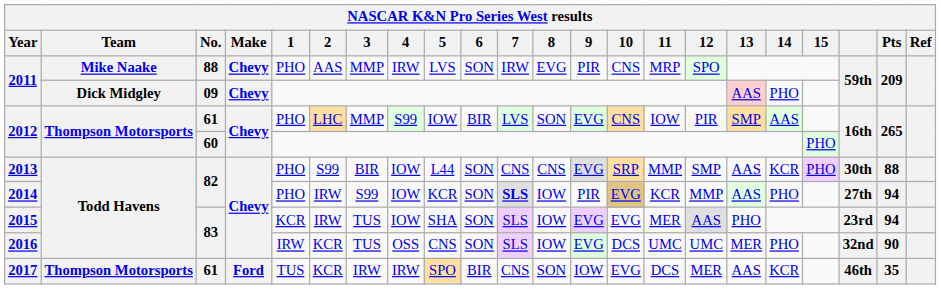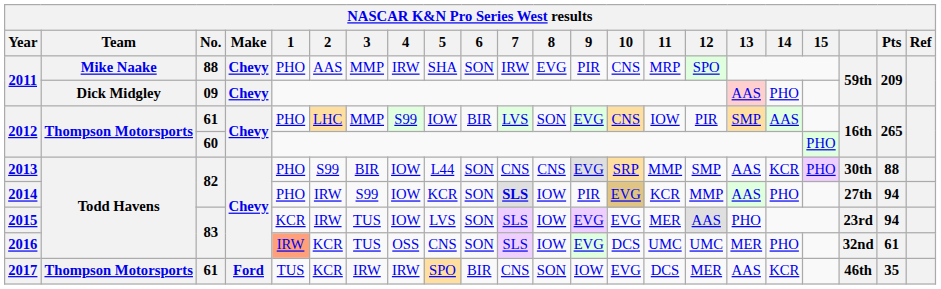(442, 67) LVS -> (442, 67) SHA
(442, 220) SHA -> (442, 220) LVS
(291, 245) no background -> (291, 245) lightsalmon background
(892, 245) 90 -> (892, 245) 61
